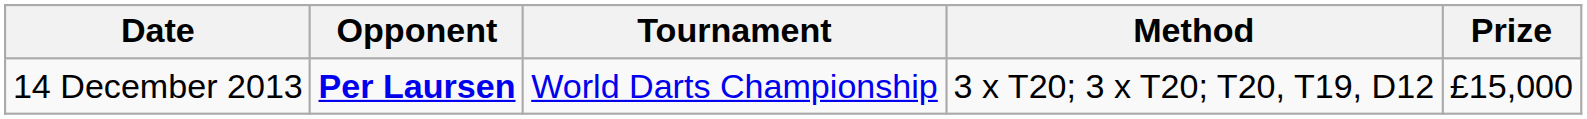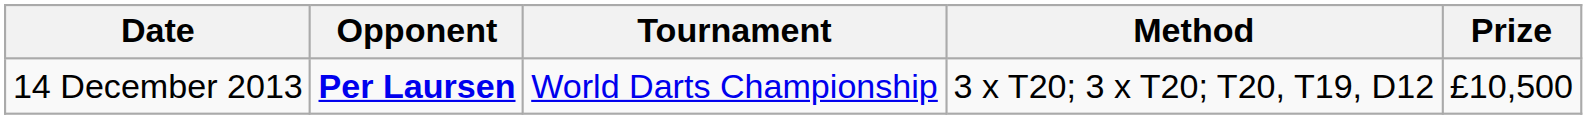(1511, 85) £15,000 -> (1511, 85) £10,500
